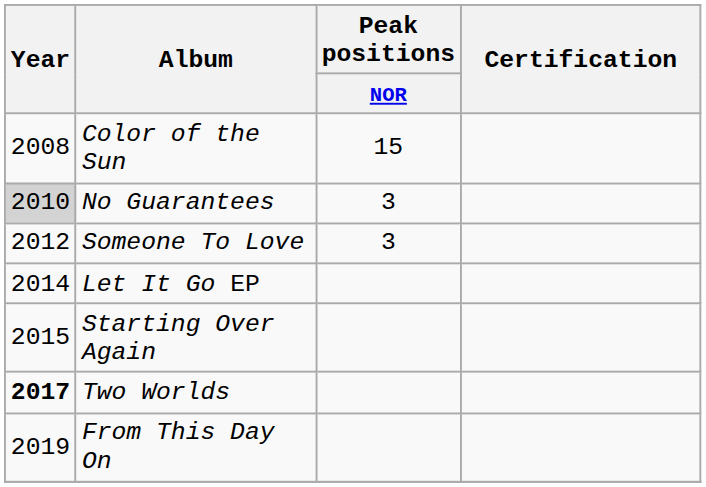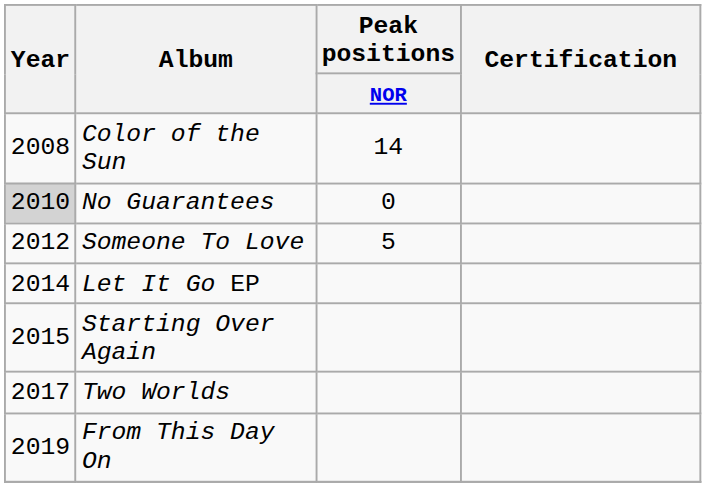(388, 148) 15 -> (388, 148) 14
(388, 203) 3 -> (388, 203) 0
(388, 243) 3 -> (388, 243) 5
(40, 392) bold -> (40, 392) normal
